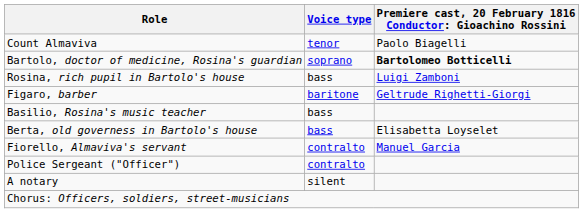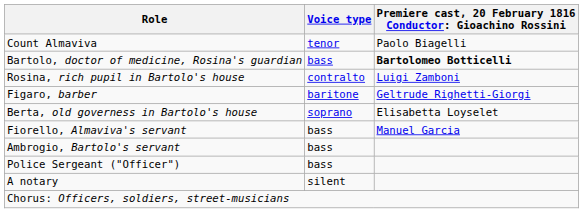(330, 60) soprano -> (320, 60) bass
(320, 78) bass -> (336, 78) contralto
- row: (106, 112)
(320, 130) bass -> (330, 112) soprano
(336, 147) contralto -> (320, 130) bass
+ row: (94, 147)
(336, 164) contralto -> (320, 164) bass
